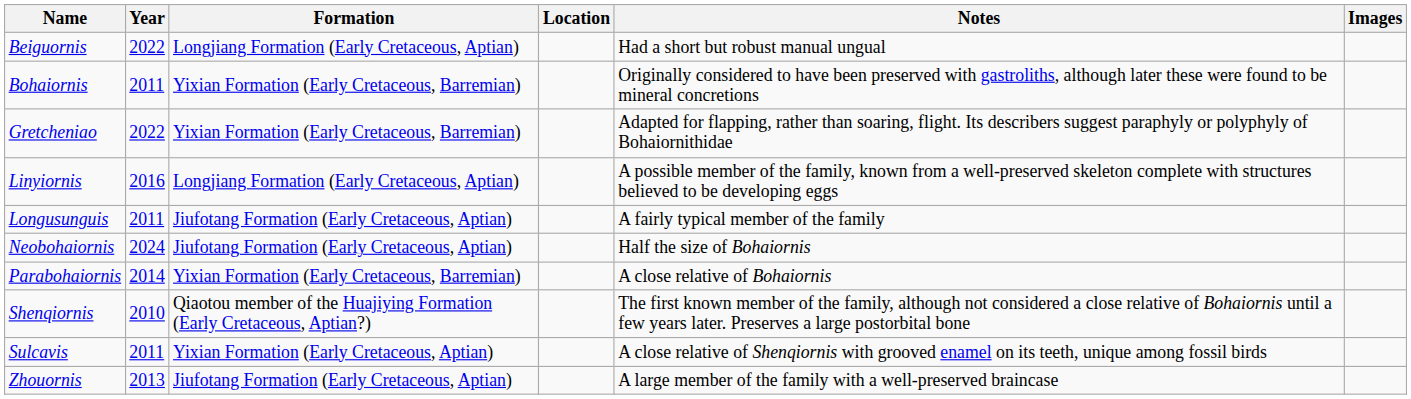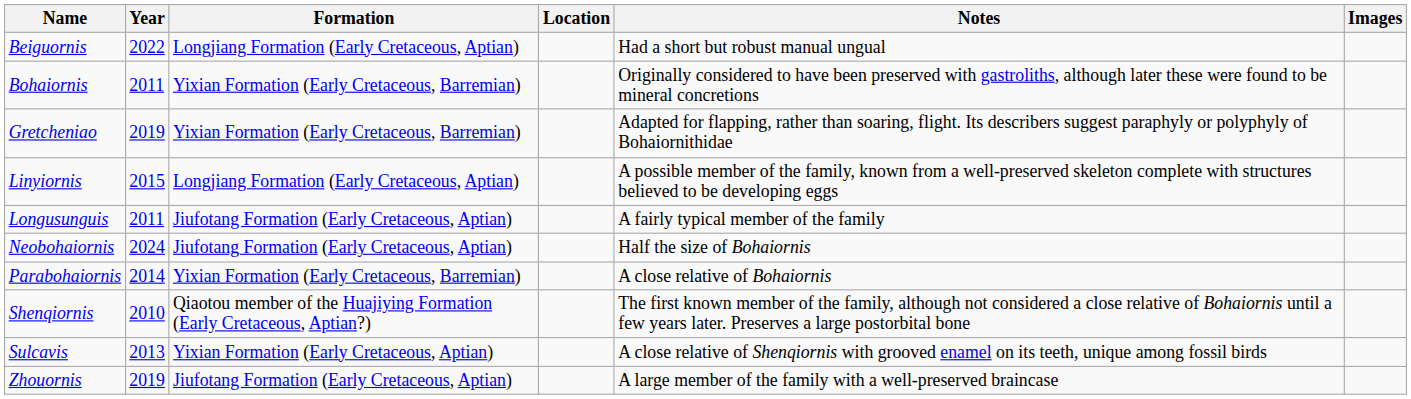(147, 133) 2022 -> (147, 133) 2019
(147, 181) 2016 -> (147, 181) 2015
(147, 351) 2011 -> (147, 351) 2013
(147, 380) 2013 -> (147, 380) 2019
